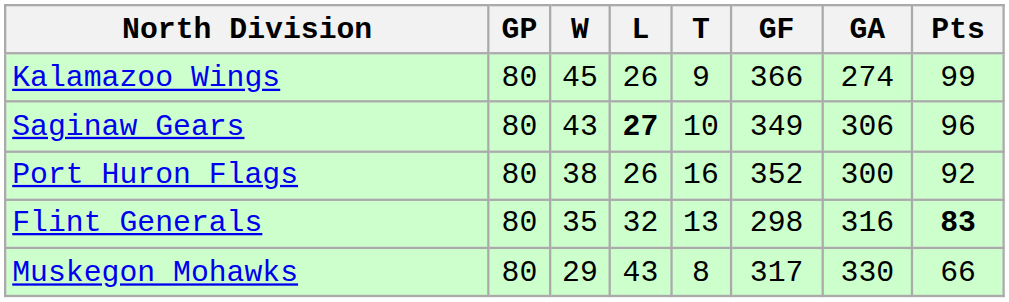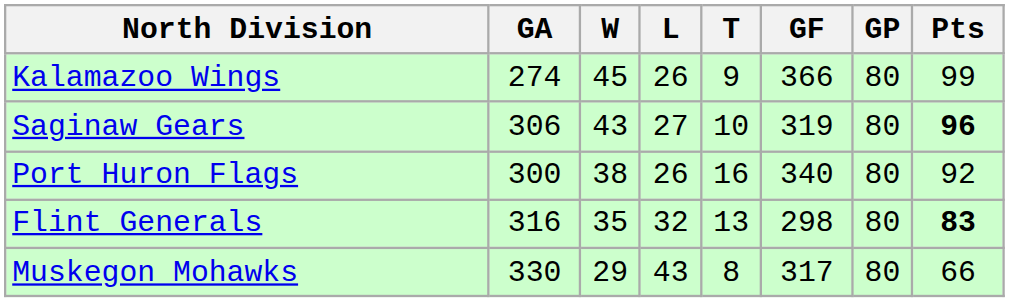columns swapped: (519, 29) <-> (867, 29)
(640, 126) bold -> (671, 126) normal
(777, 126) 349 -> (807, 126) 319
(958, 126) normal -> (958, 126) bold
(777, 175) 352 -> (807, 175) 340
